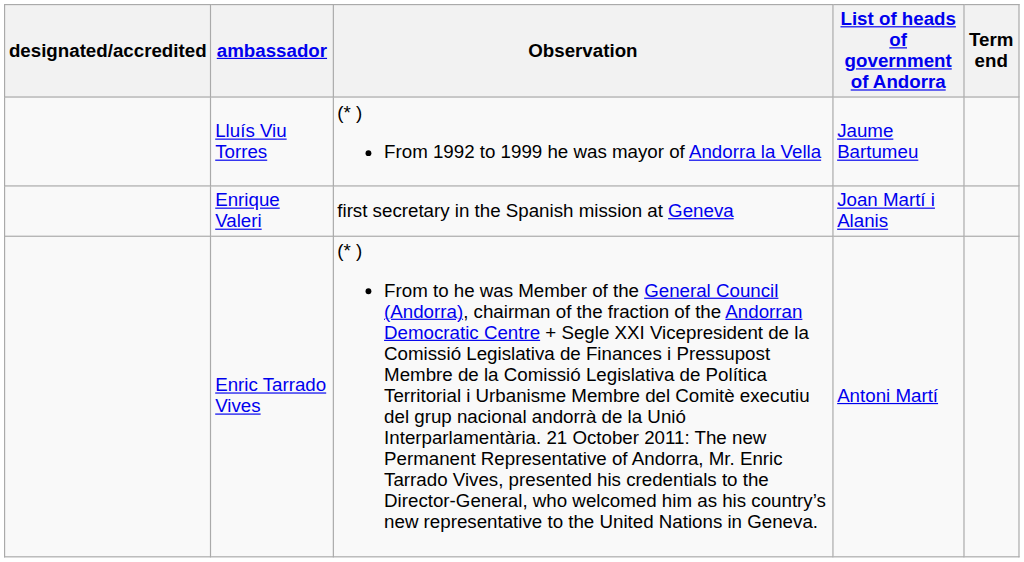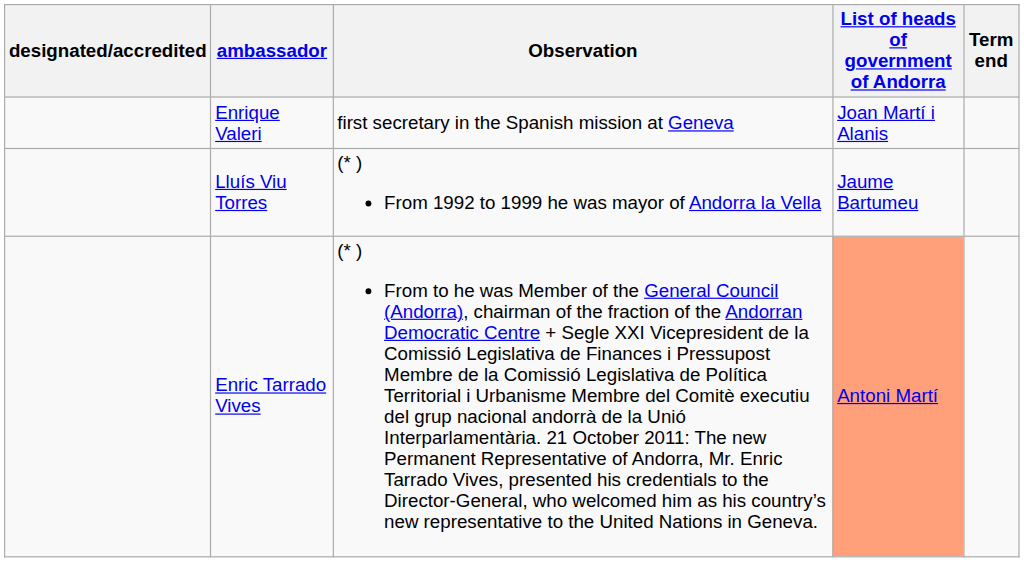rows swapped: (247, 210) <-> (251, 141)
(888, 396) no background -> (888, 396) lightsalmon background
